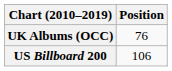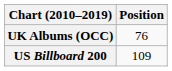(142, 55) 106 -> (142, 55) 109
